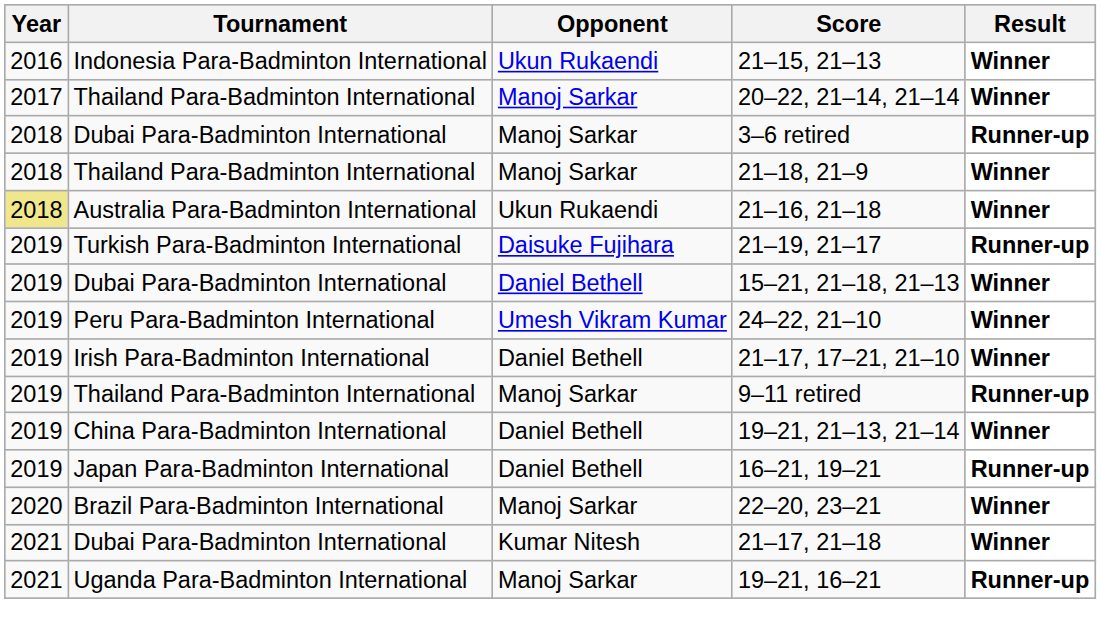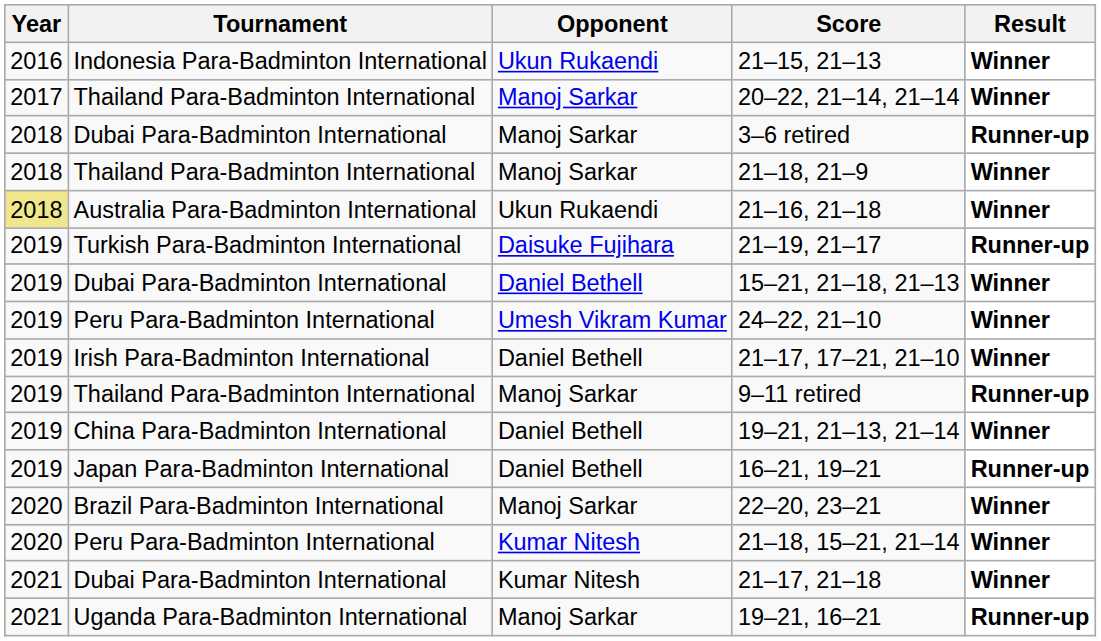+ row: (849, 543)
